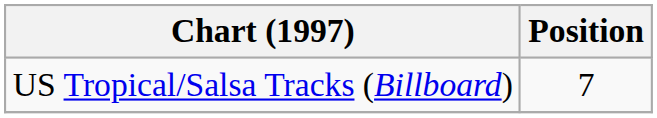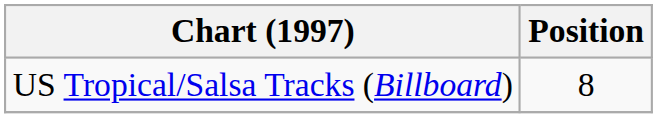(586, 84) 7 -> (586, 84) 8
